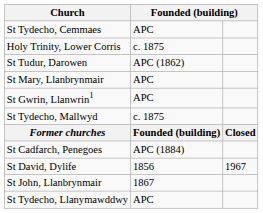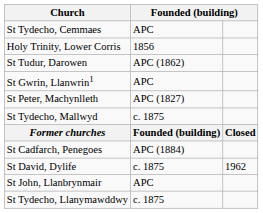(149, 46) c. 1875 -> (144, 46) 1856
- row: (55, 79)
+ row: (52, 99)
(144, 166) 1856 -> (149, 166) c. 1875
(236, 166) 1967 -> (236, 166) 1962
(144, 183) 1867 -> (143, 183) APC
(143, 199) APC -> (149, 199) c. 1875
